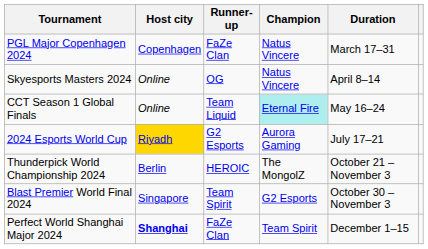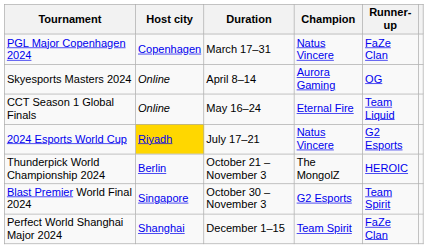columns swapped: (373, 19) <-> (232, 19)
(280, 79) Natus Vincere -> (316, 79) Aurora Gaming
(290, 109) paleturquoise background -> (325, 109) no background
(281, 139) Aurora Gaming -> (315, 139) Natus Vincere
(163, 228) bold -> (161, 228) normal
